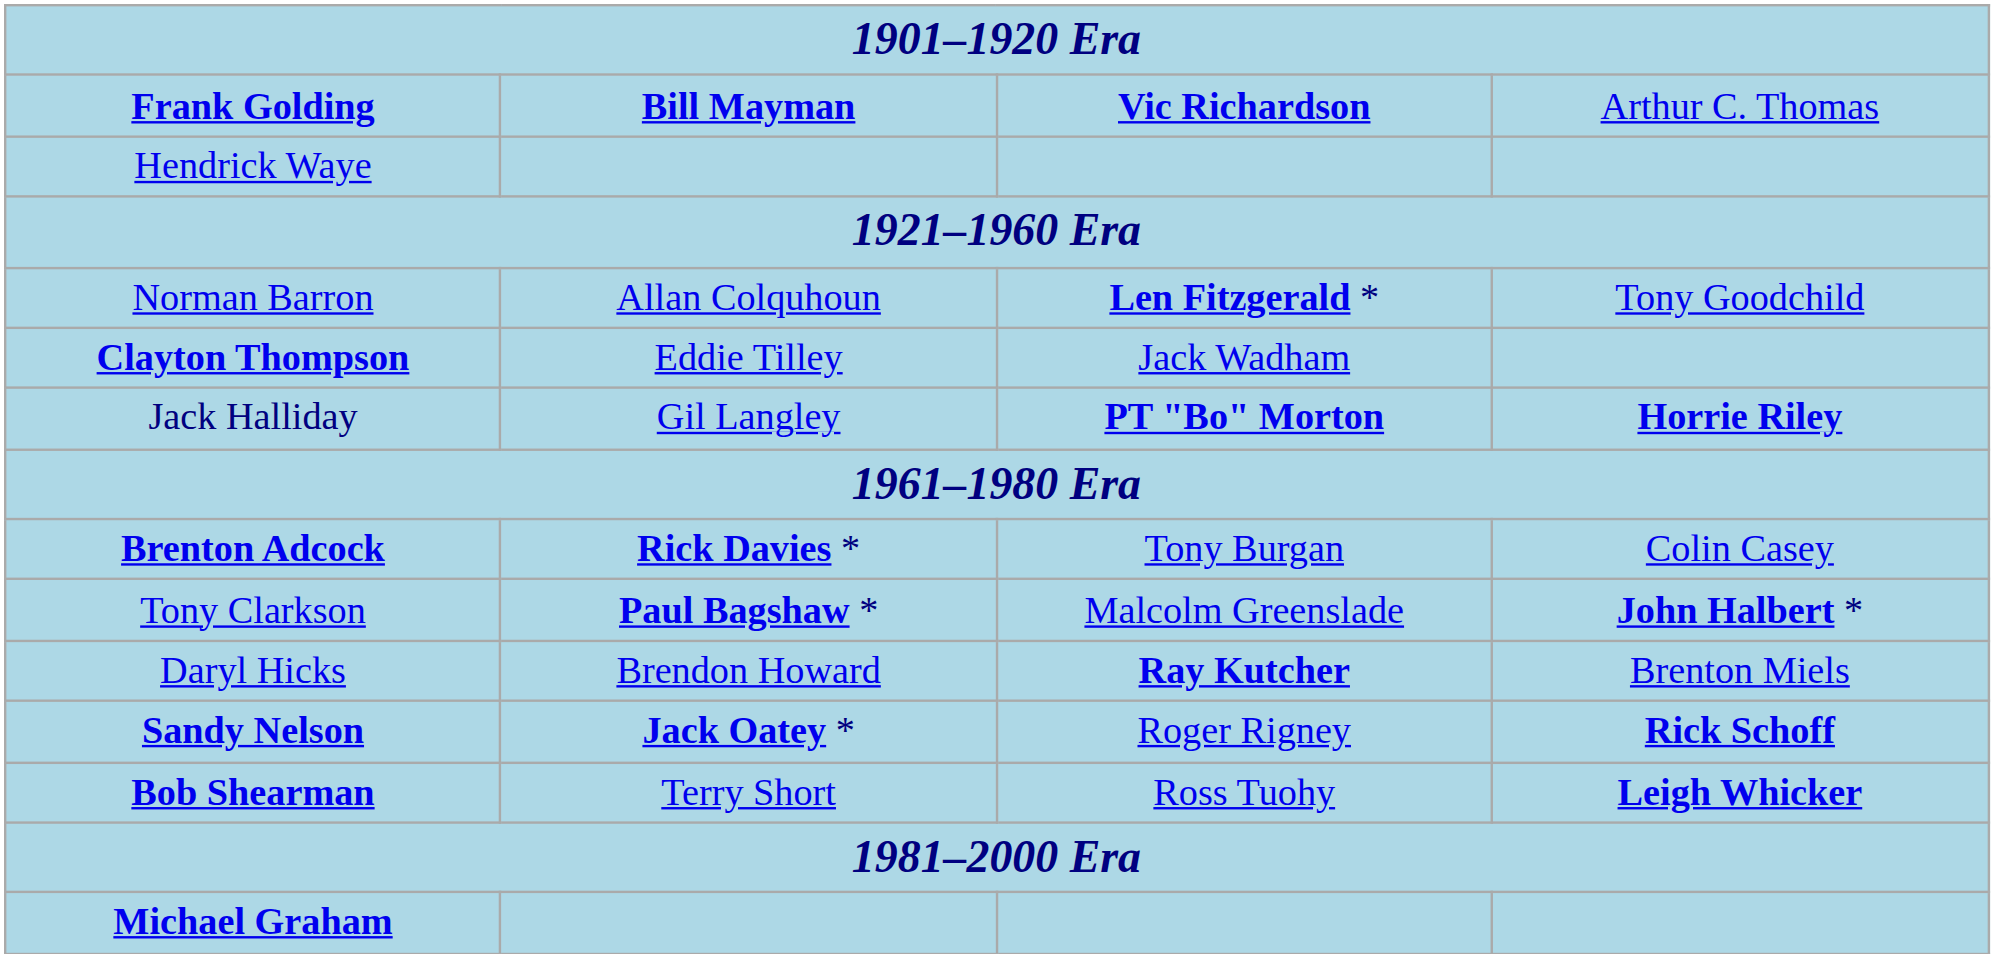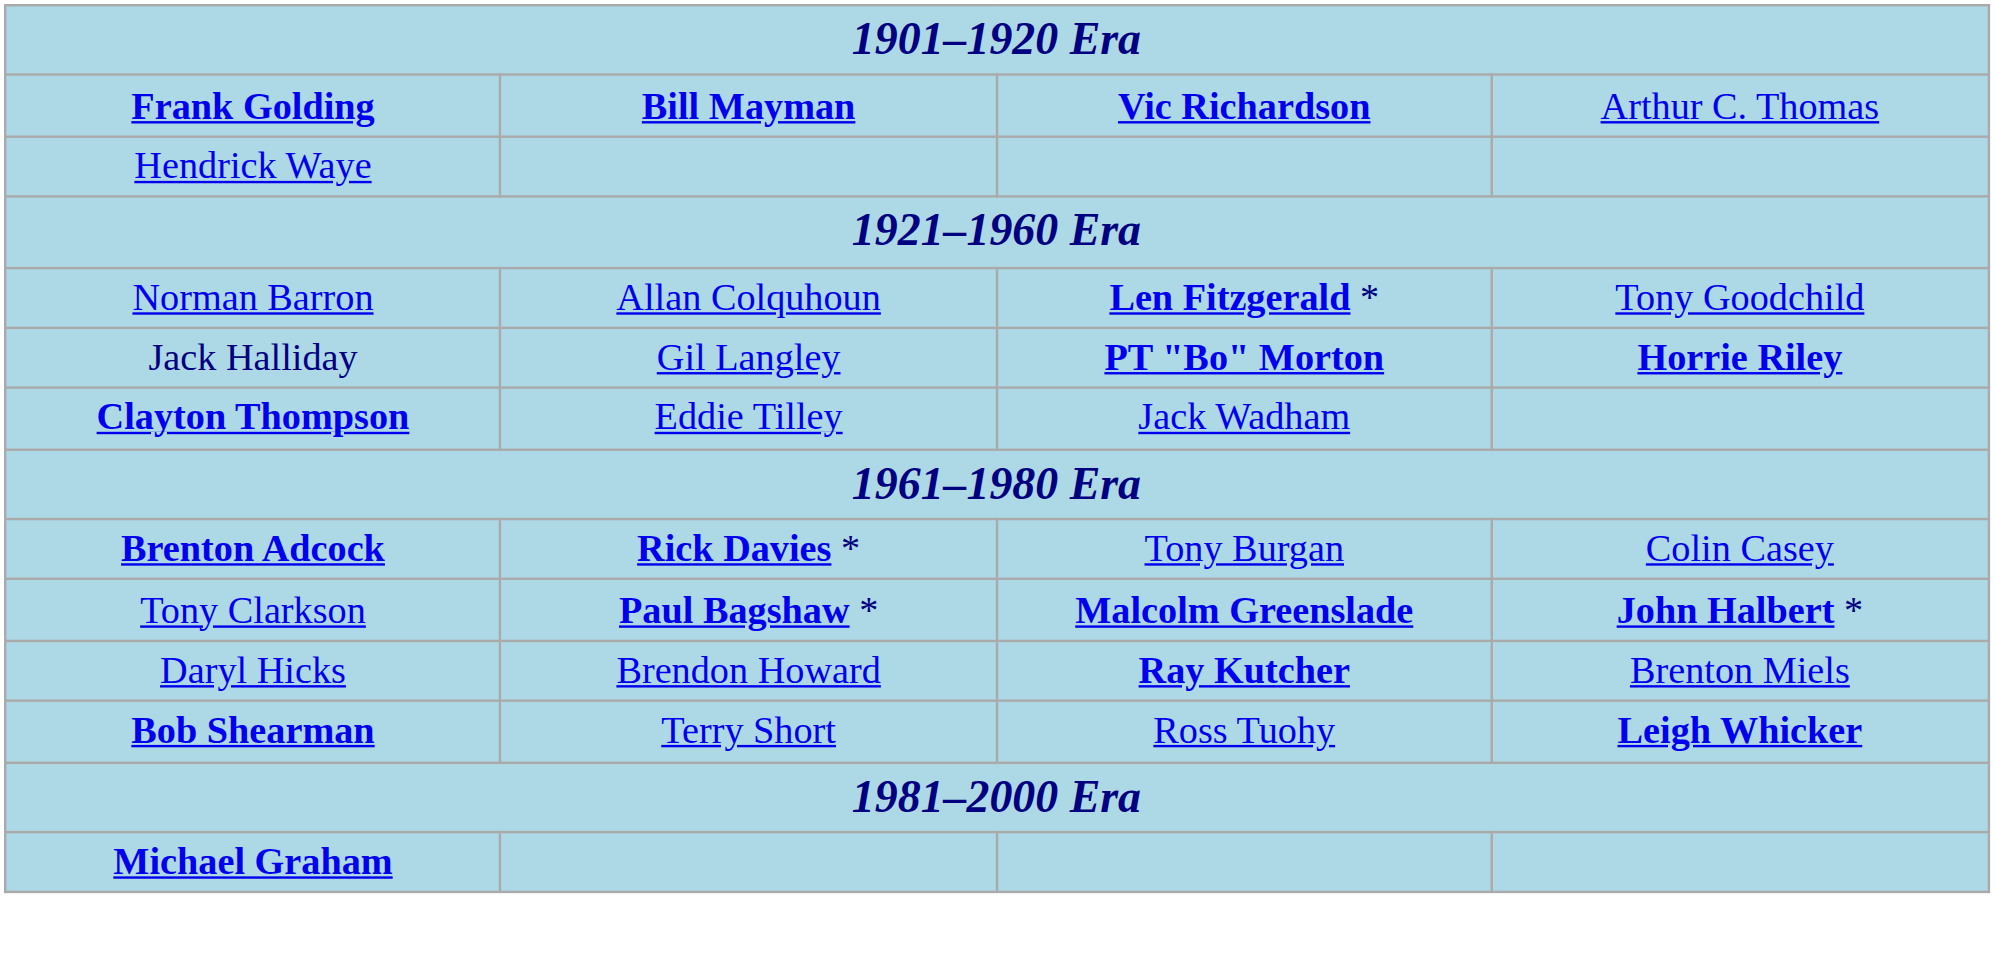rows swapped: (253, 417) <-> (253, 357)
(1244, 609) normal -> (1244, 609) bold
- row: (253, 730)
